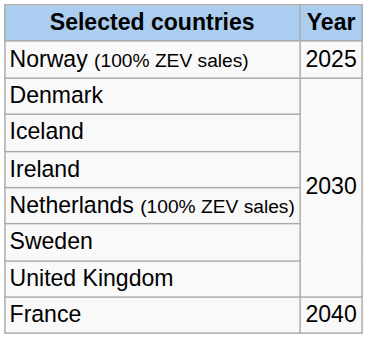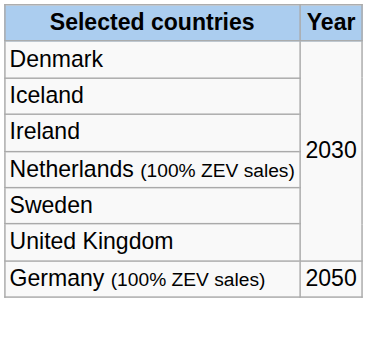- row: (129, 59)
- row: (45, 315)
+ row: (137, 278)
